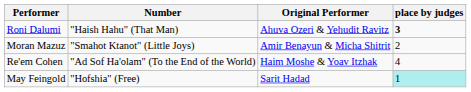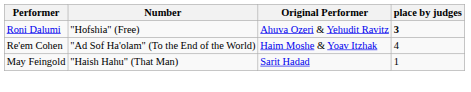(124, 29) "Haish Hahu" (That Man) -> (105, 29) "Hofshia" (Free)
- row: (36, 45)
(105, 78) "Hofshia" (Free) -> (124, 62) "Haish Hahu" (That Man)
(398, 78) paleturquoise background -> (396, 62) no background
